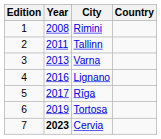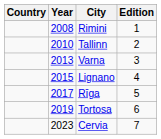columns swapped: (24, 12) <-> (134, 12)
(57, 45) 2011 -> (62, 45) 2010
(57, 77) 2016 -> (62, 77) 2015
(57, 126) bold -> (62, 126) normal
